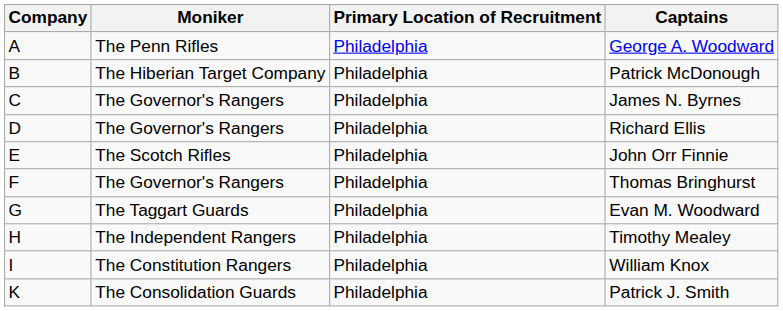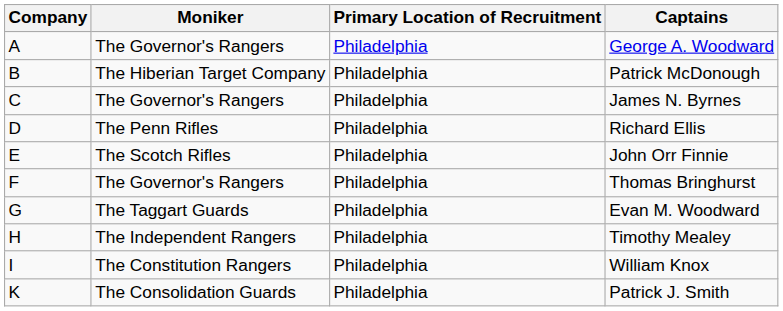(157, 45) The Penn Rifles -> (190, 45) The Governor's Rangers
(190, 127) The Governor's Rangers -> (157, 127) The Penn Rifles
